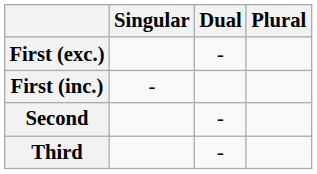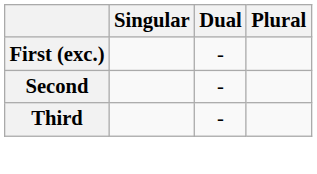- row: (57, 86)
